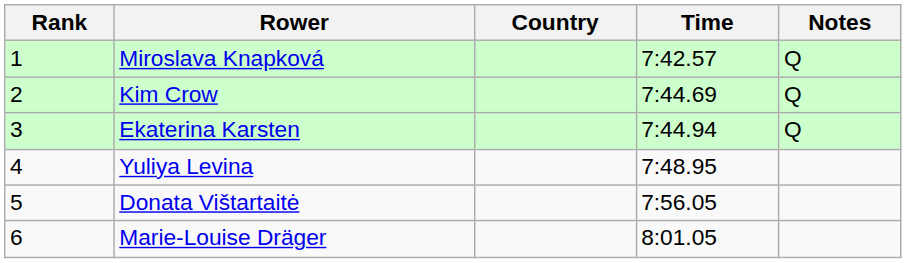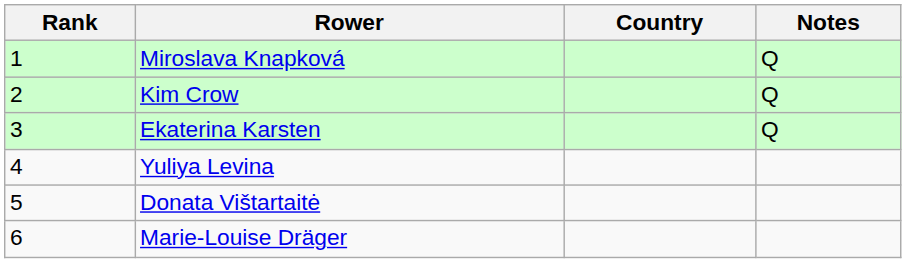- column: (707, 22)
